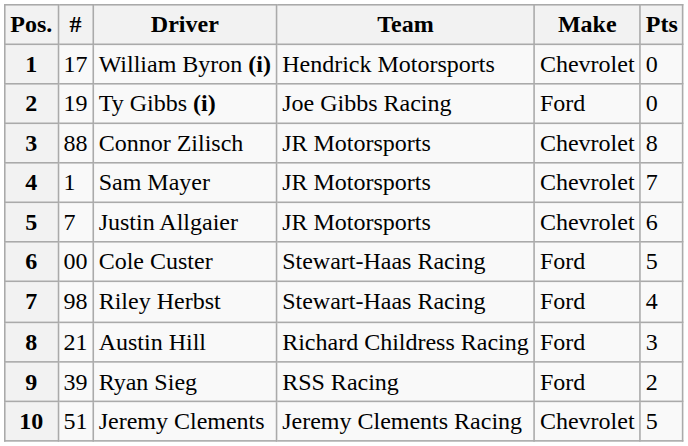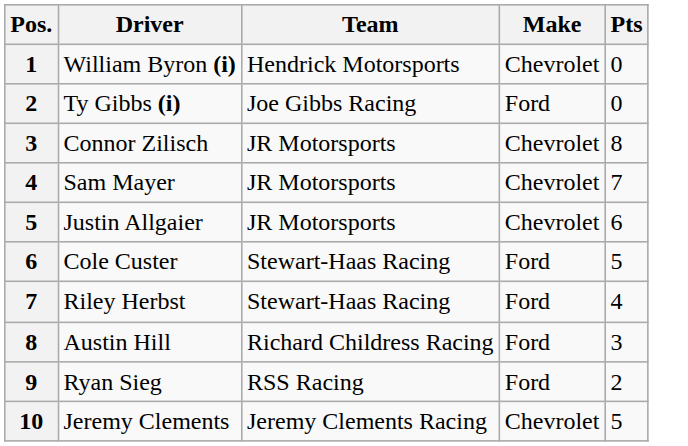- column: (76, 24)
